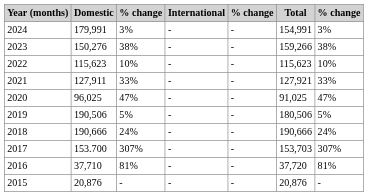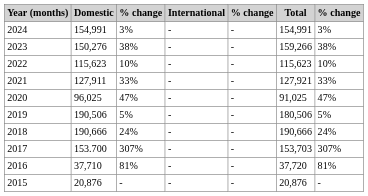(90, 30) 179,991 -> (90, 30) 154,991
